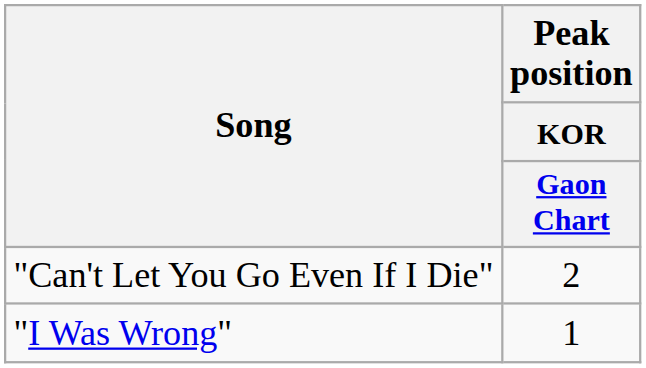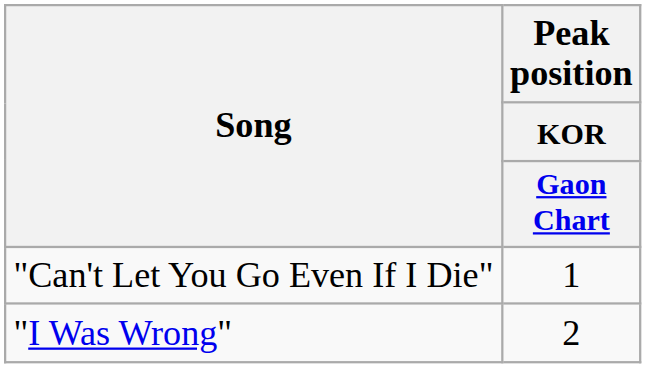(571, 275) 2 -> (571, 275) 1
(571, 332) 1 -> (571, 332) 2
